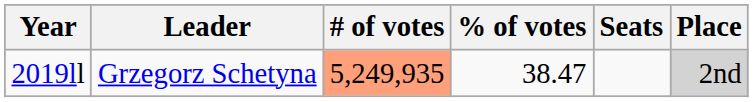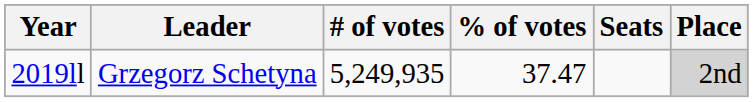(387, 72) lightsalmon background -> (387, 72) no background
(554, 72) 38.47 -> (554, 72) 37.47
